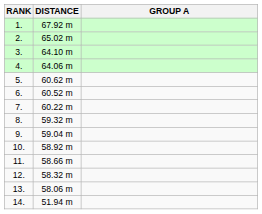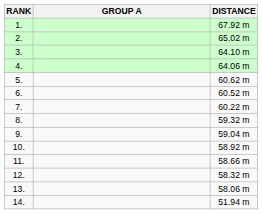columns swapped: (169, 12) <-> (57, 12)
